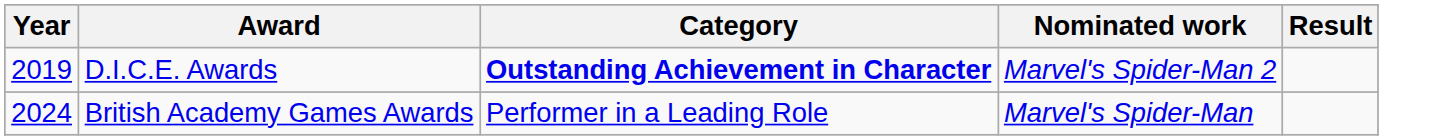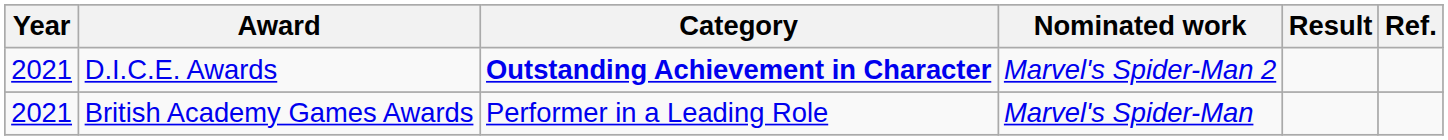+ column: (1411, 26)
(42, 69) 2019 -> (42, 69) 2021
(42, 112) 2024 -> (42, 112) 2021
